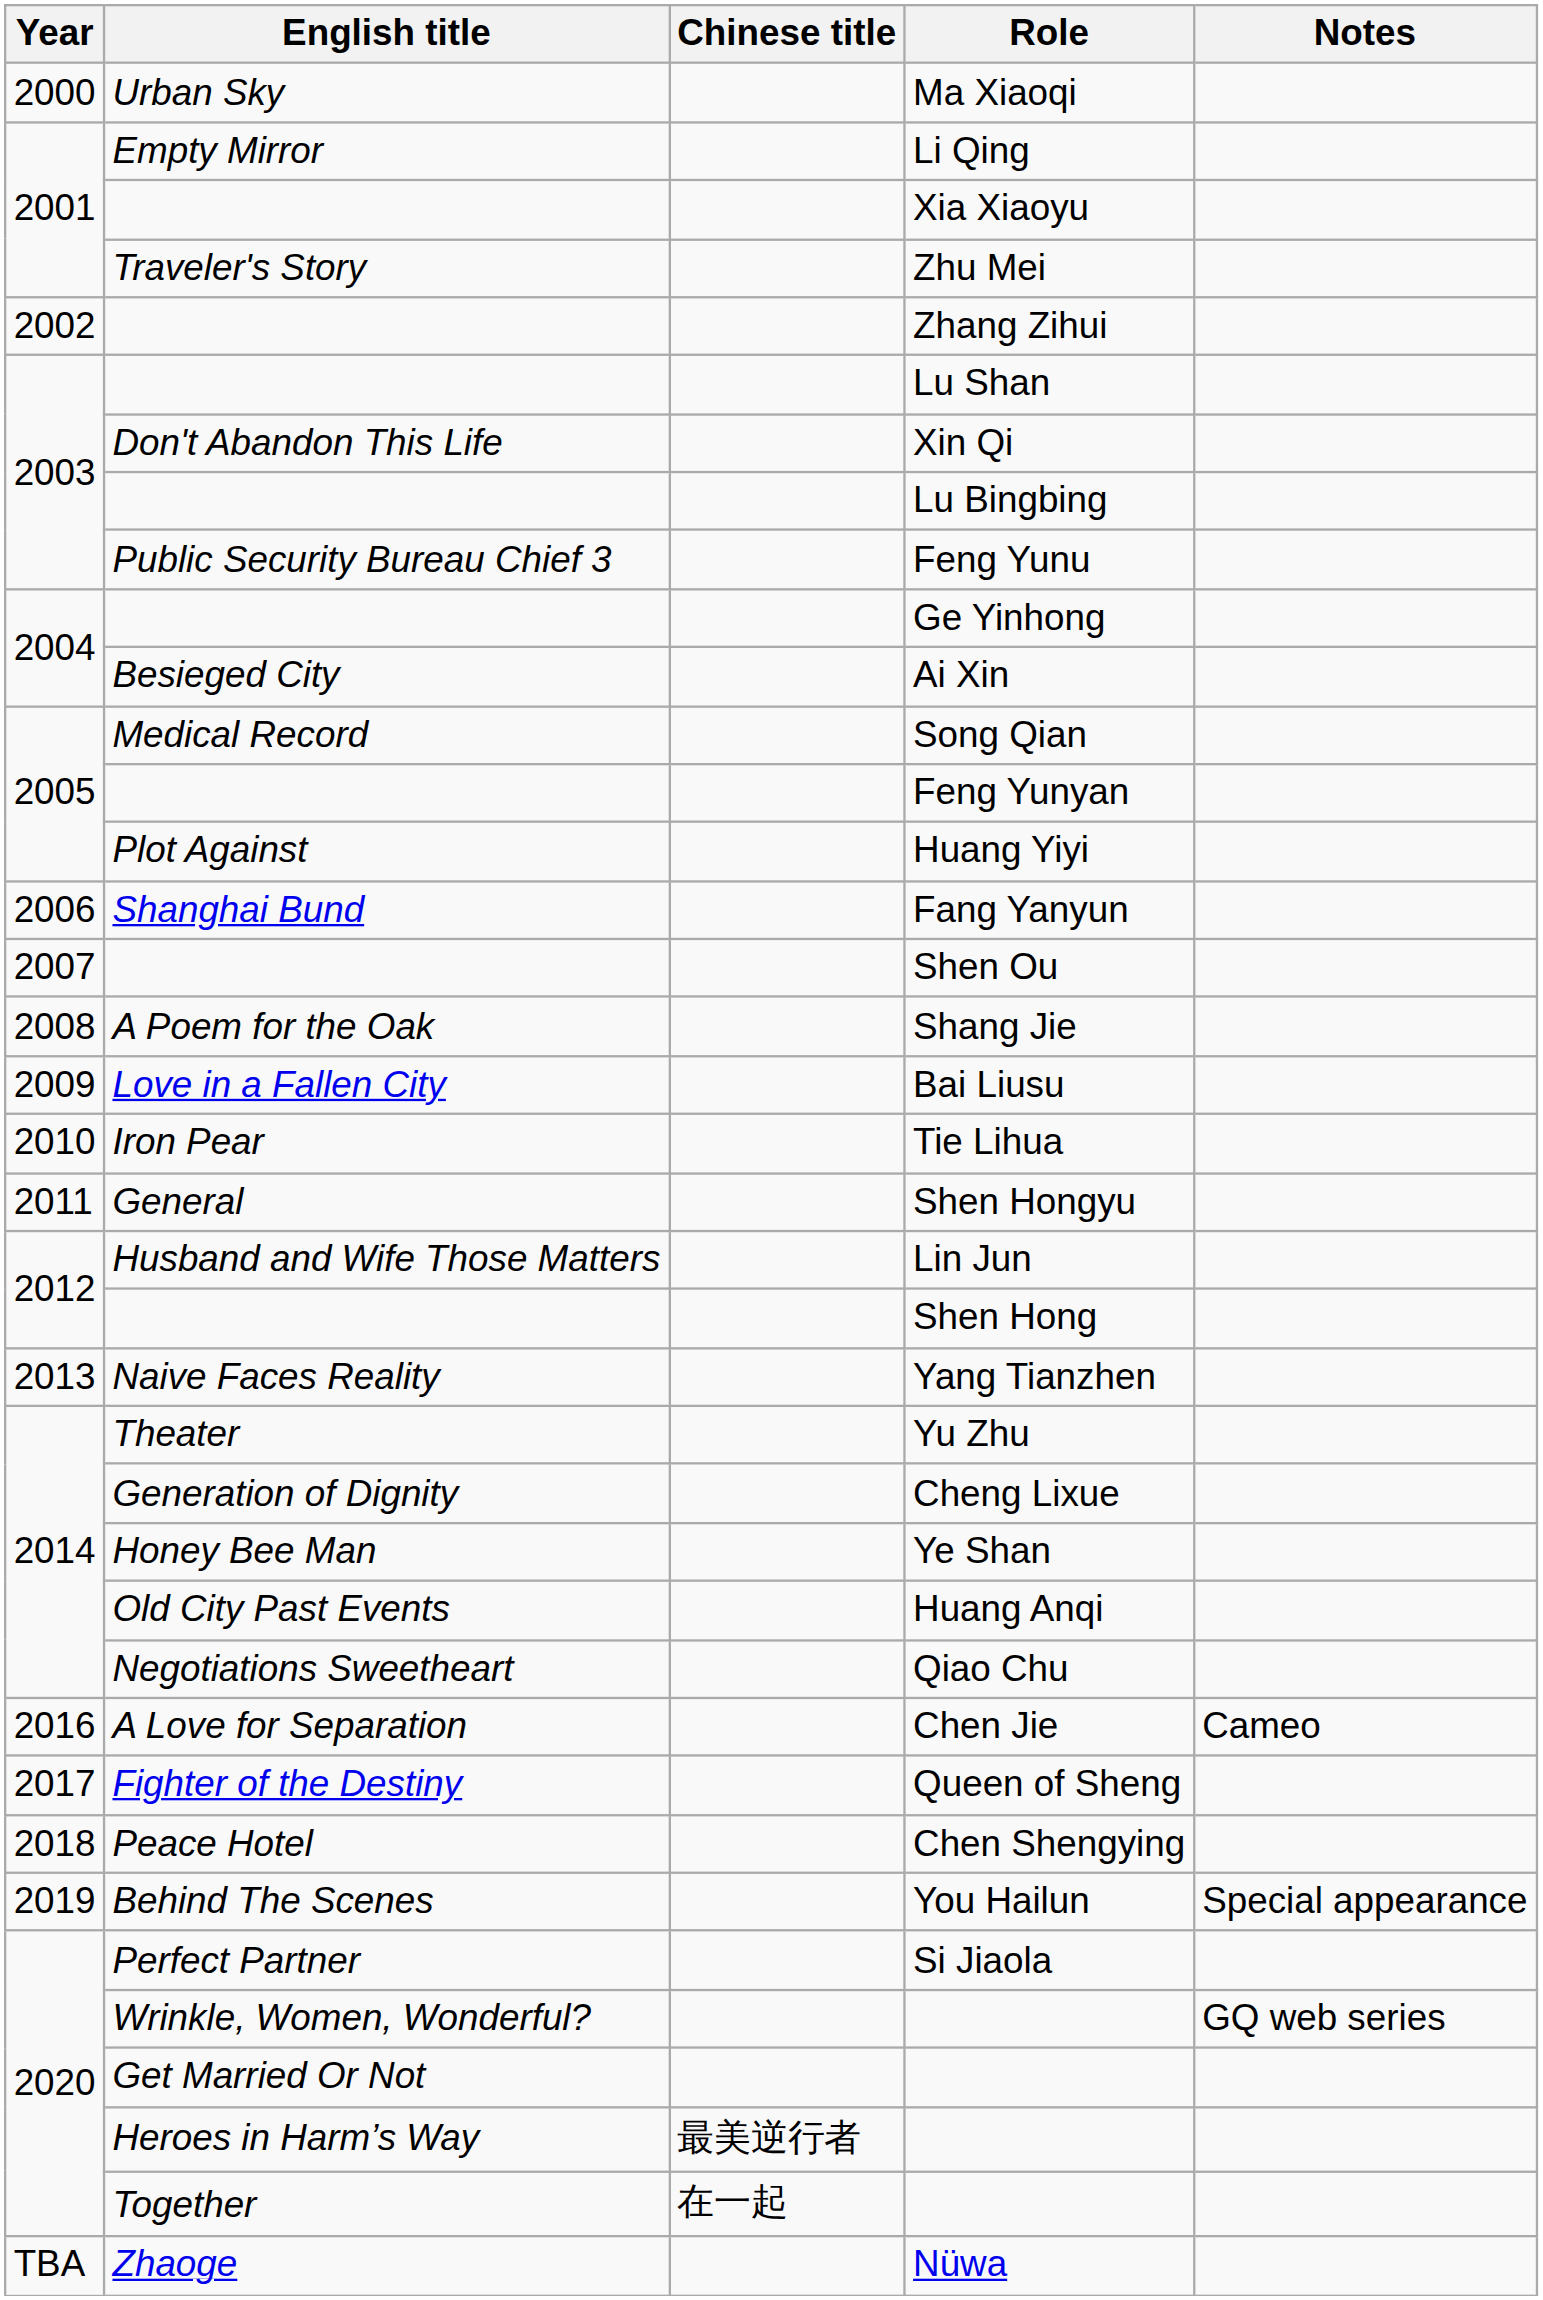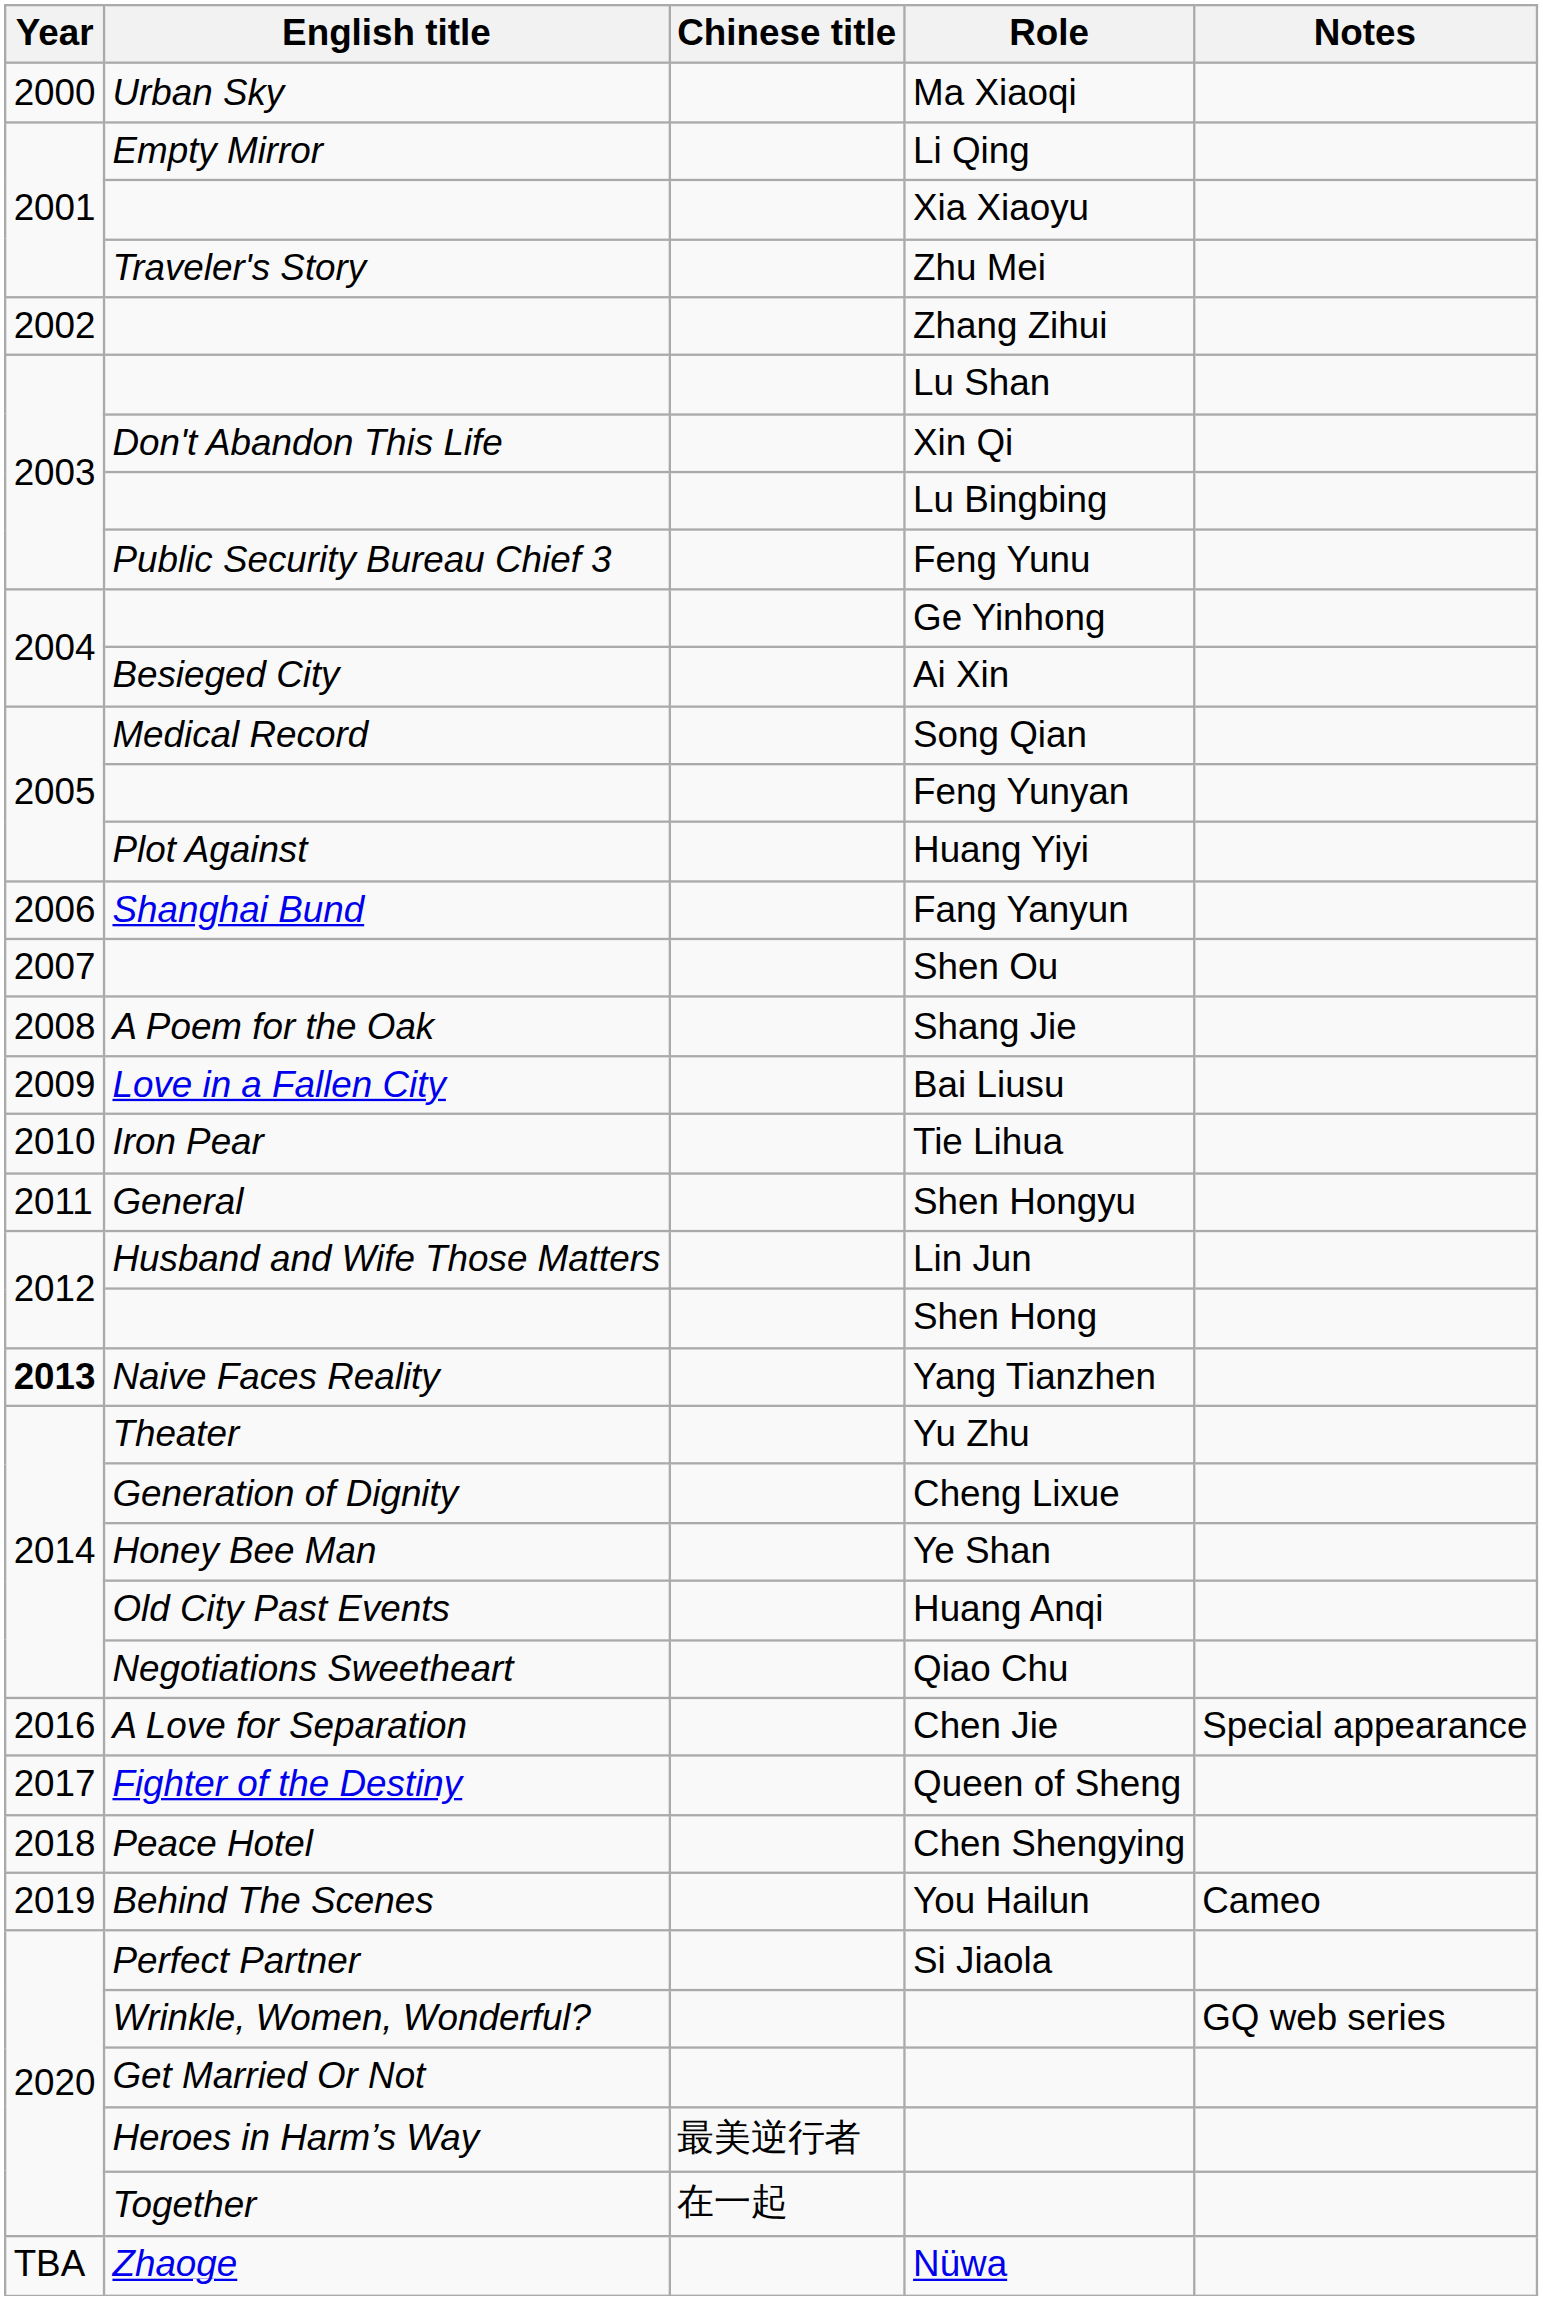(55, 1376) normal -> (55, 1376) bold
(1261, 1726) Cameo -> (1365, 1726) Special appearance
(1365, 1901) Special appearance -> (1261, 1901) Cameo
